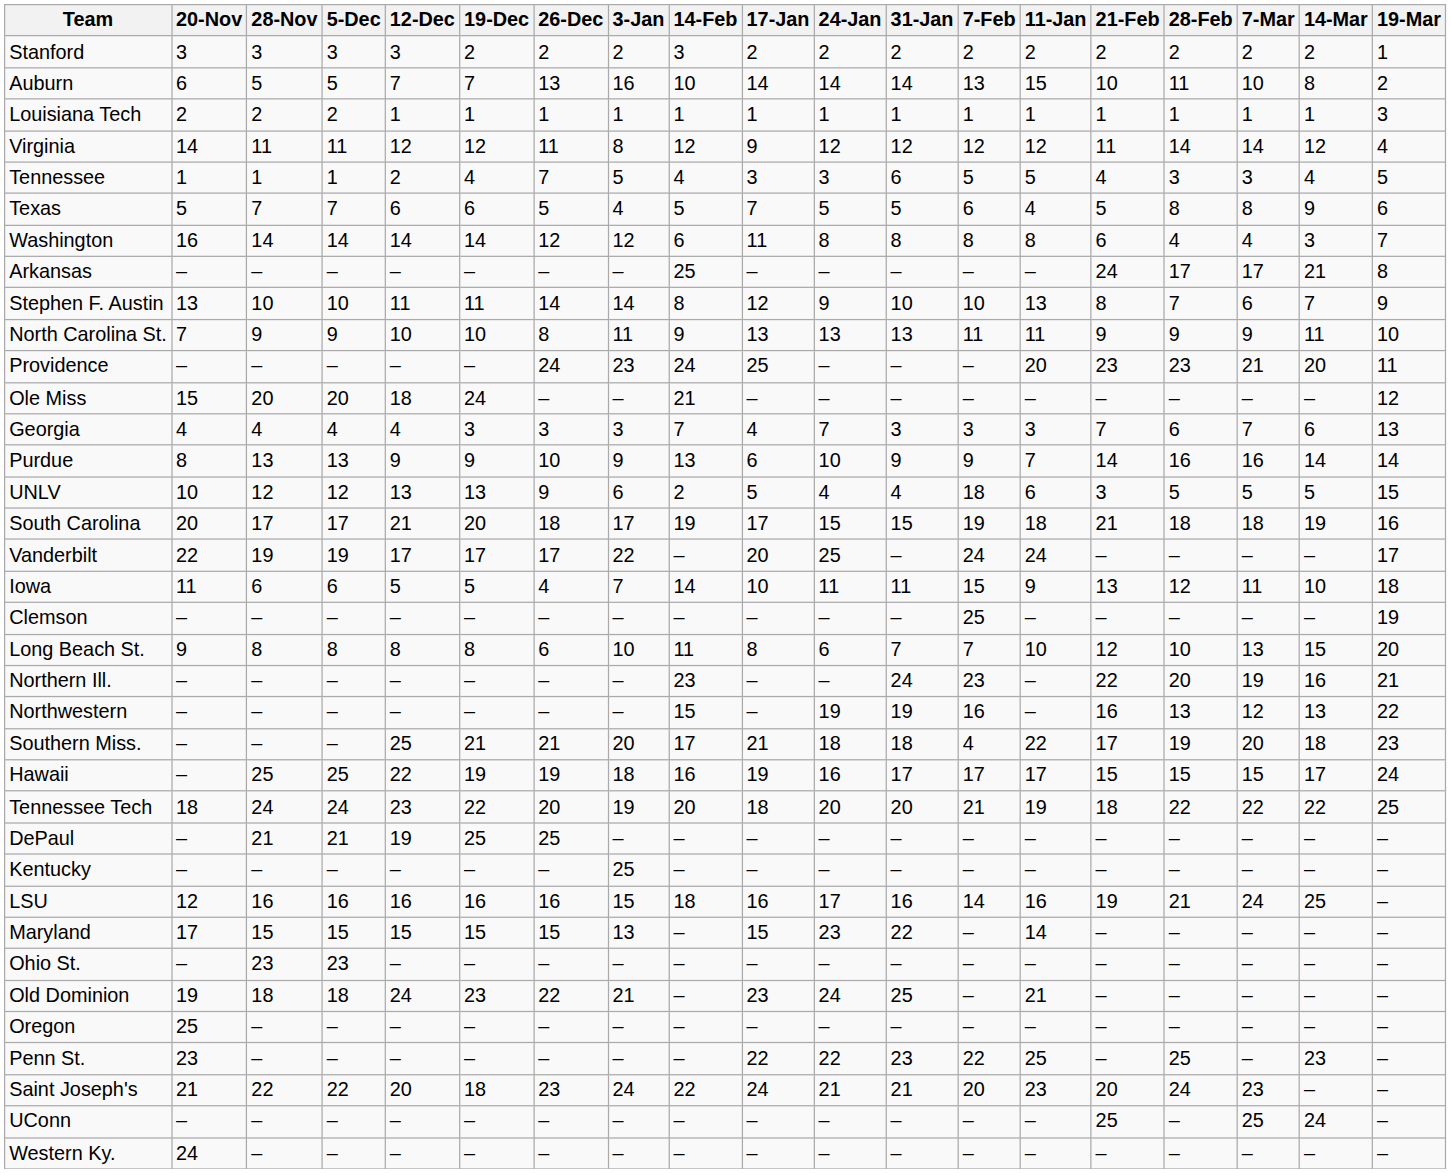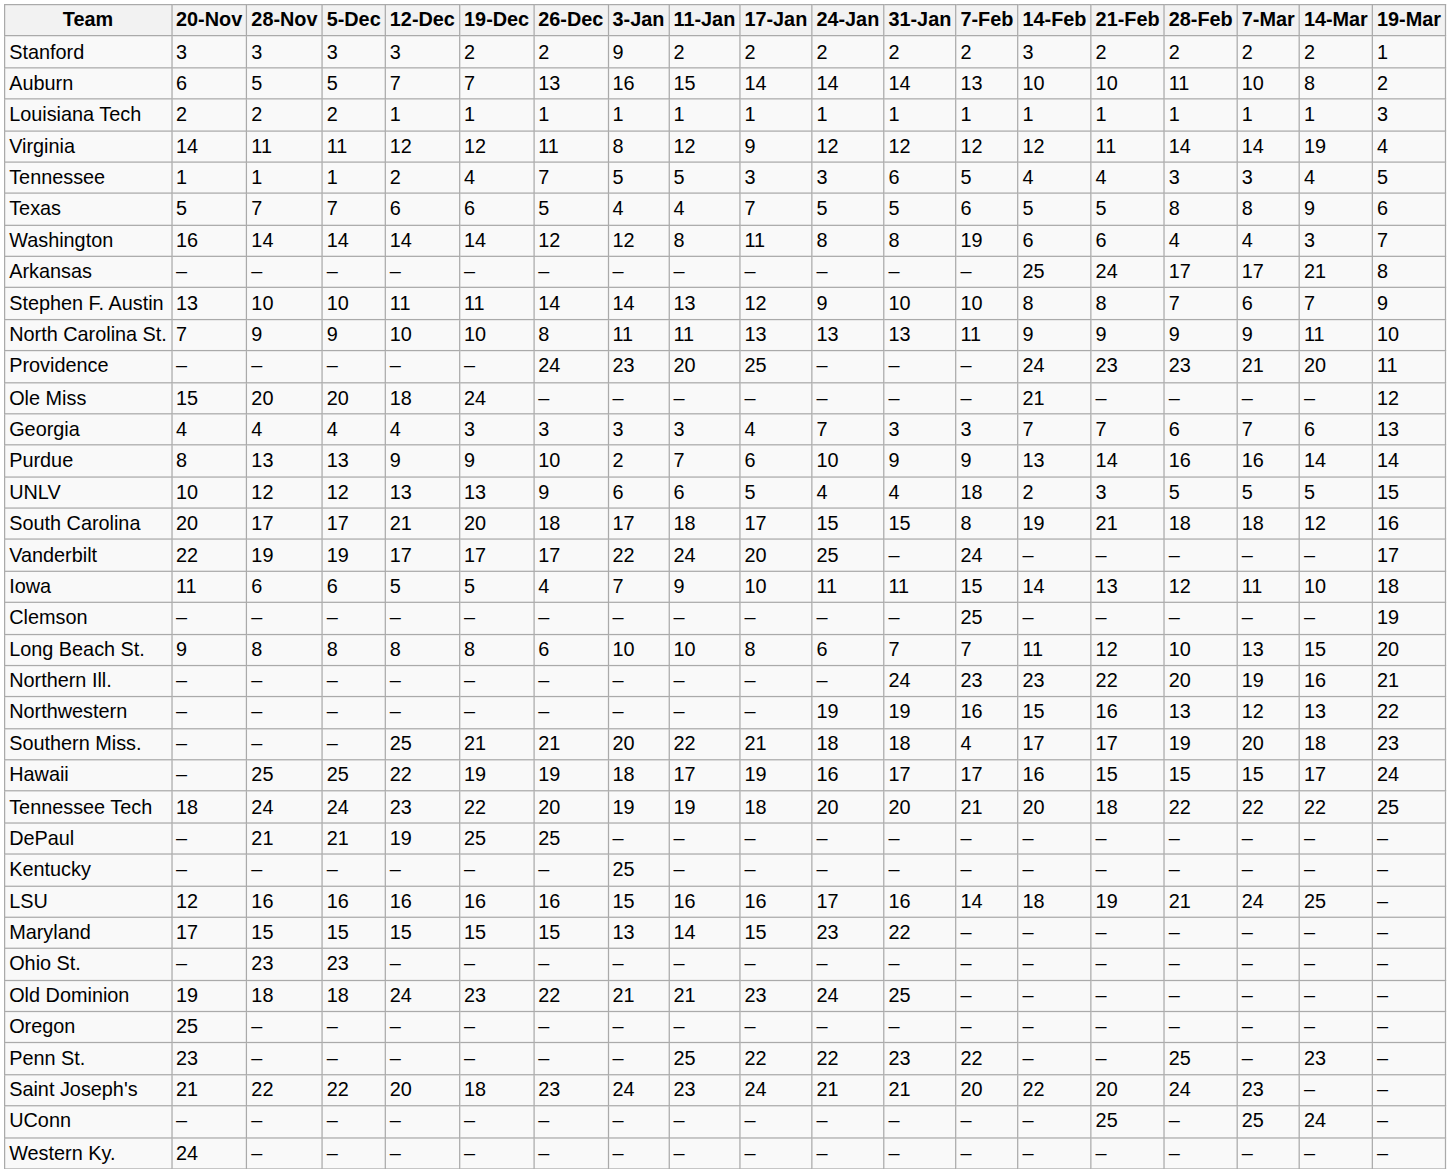columns swapped: (1056, 20) <-> (705, 20)
(618, 51) 2 -> (618, 51) 9
(1315, 146) 12 -> (1315, 146) 19
(968, 240) 8 -> (971, 240) 19
(618, 460) 9 -> (618, 460) 2
(974, 523) 19 -> (966, 523) 8
(1315, 523) 19 -> (1315, 523) 12
